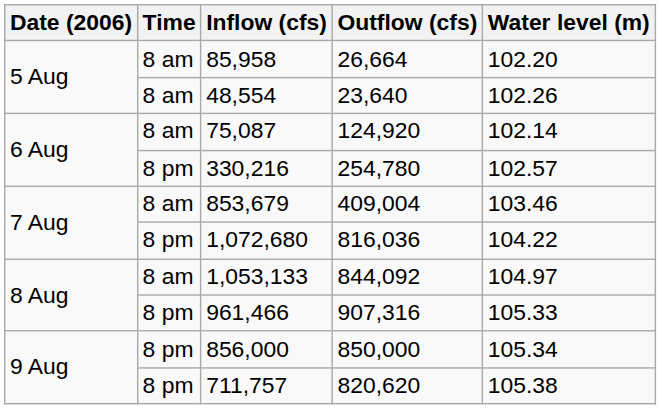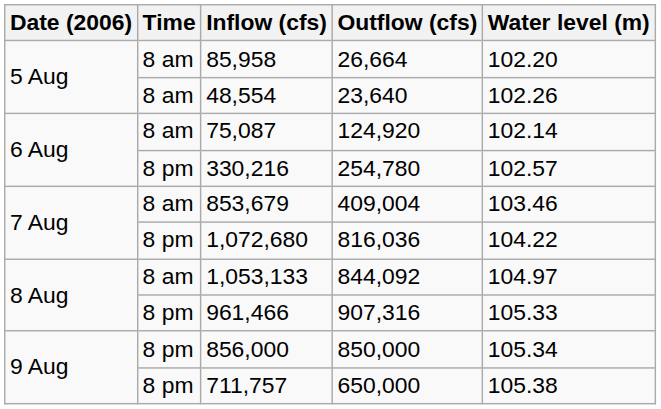(379, 385) 820,620 -> (379, 385) 650,000
